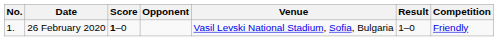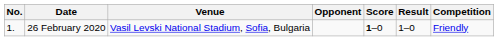columns swapped: (294, 12) <-> (124, 12)
